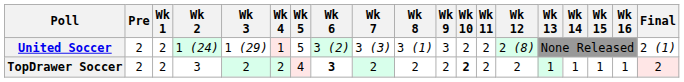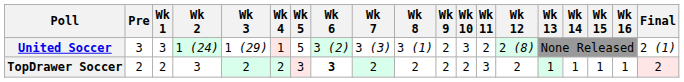(139, 47) 2 -> (139, 47) 3
(163, 47) 2 -> (163, 47) 3
(446, 47) 3 -> (446, 47) 2
(466, 47) 2 -> (466, 47) 3
(301, 67) 4 -> (301, 67) 3
(466, 67) bold -> (466, 67) normal
(486, 67) 2 -> (486, 67) 3
